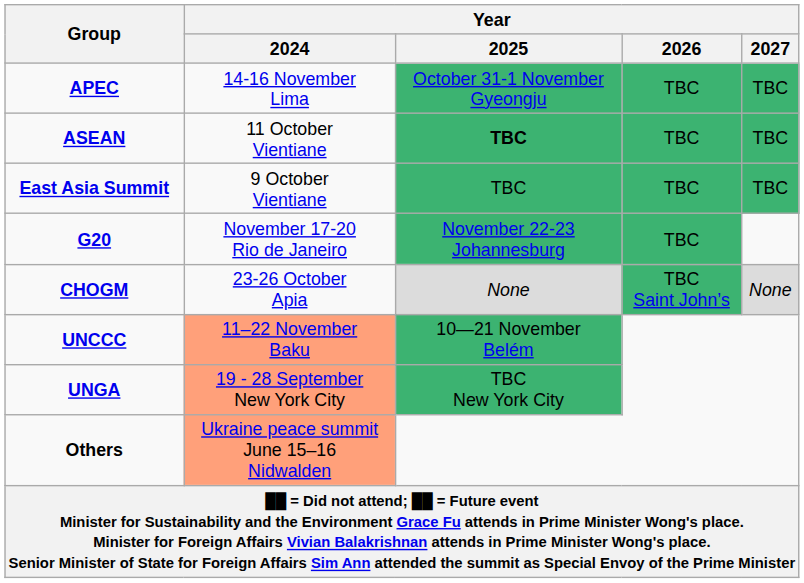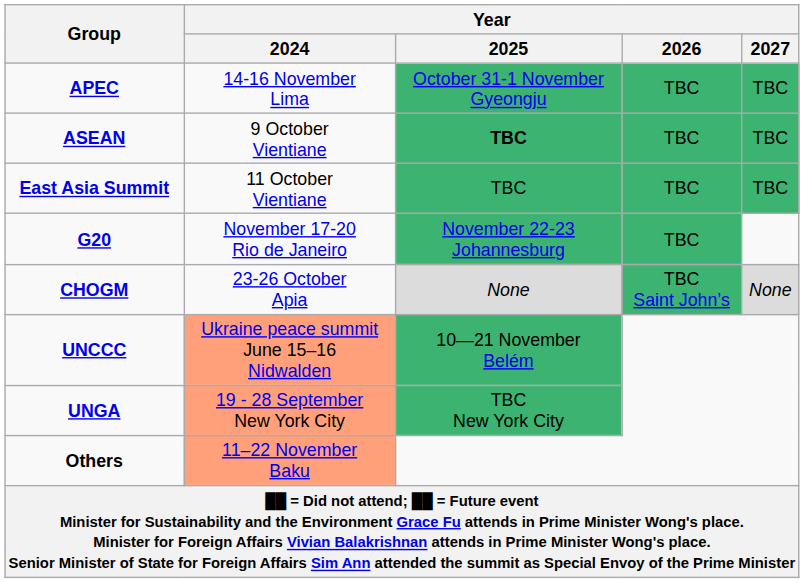(290, 138) 11 October Vientiane -> (290, 138) 9 October Vientiane
(290, 189) 9 October Vientiane -> (290, 189) 11 October Vientiane
(290, 339) 11–22 November Baku -> (290, 349) Ukraine peace summit June 15–16 Nidwalden
(290, 450) Ukraine peace summit June 15–16 Nidwalden -> (290, 460) 11–22 November Baku
